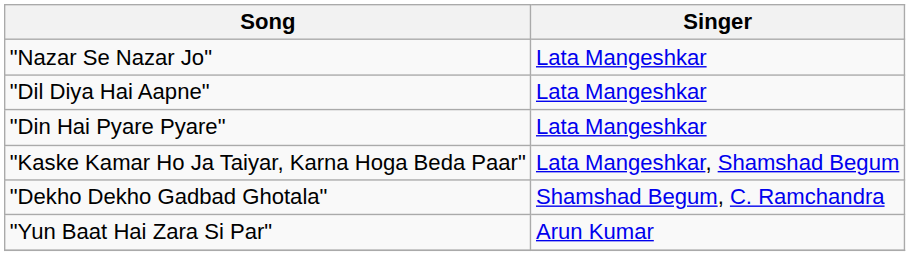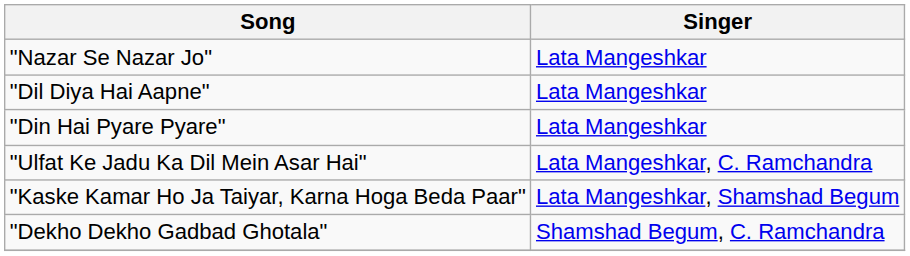+ row: (188, 162)
- row: (141, 232)
